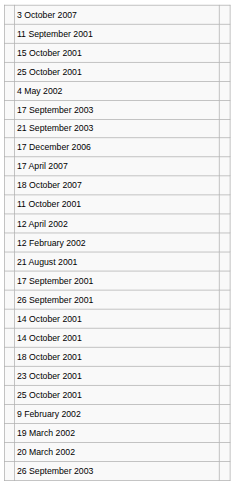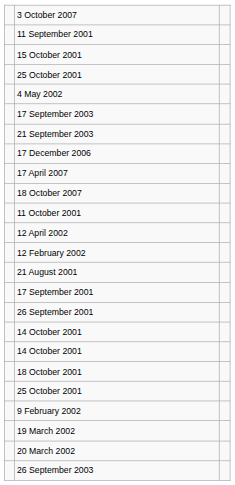- row: (10, 376)
